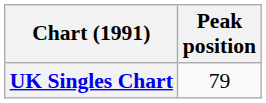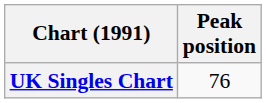(219, 80) 79 -> (219, 80) 76
